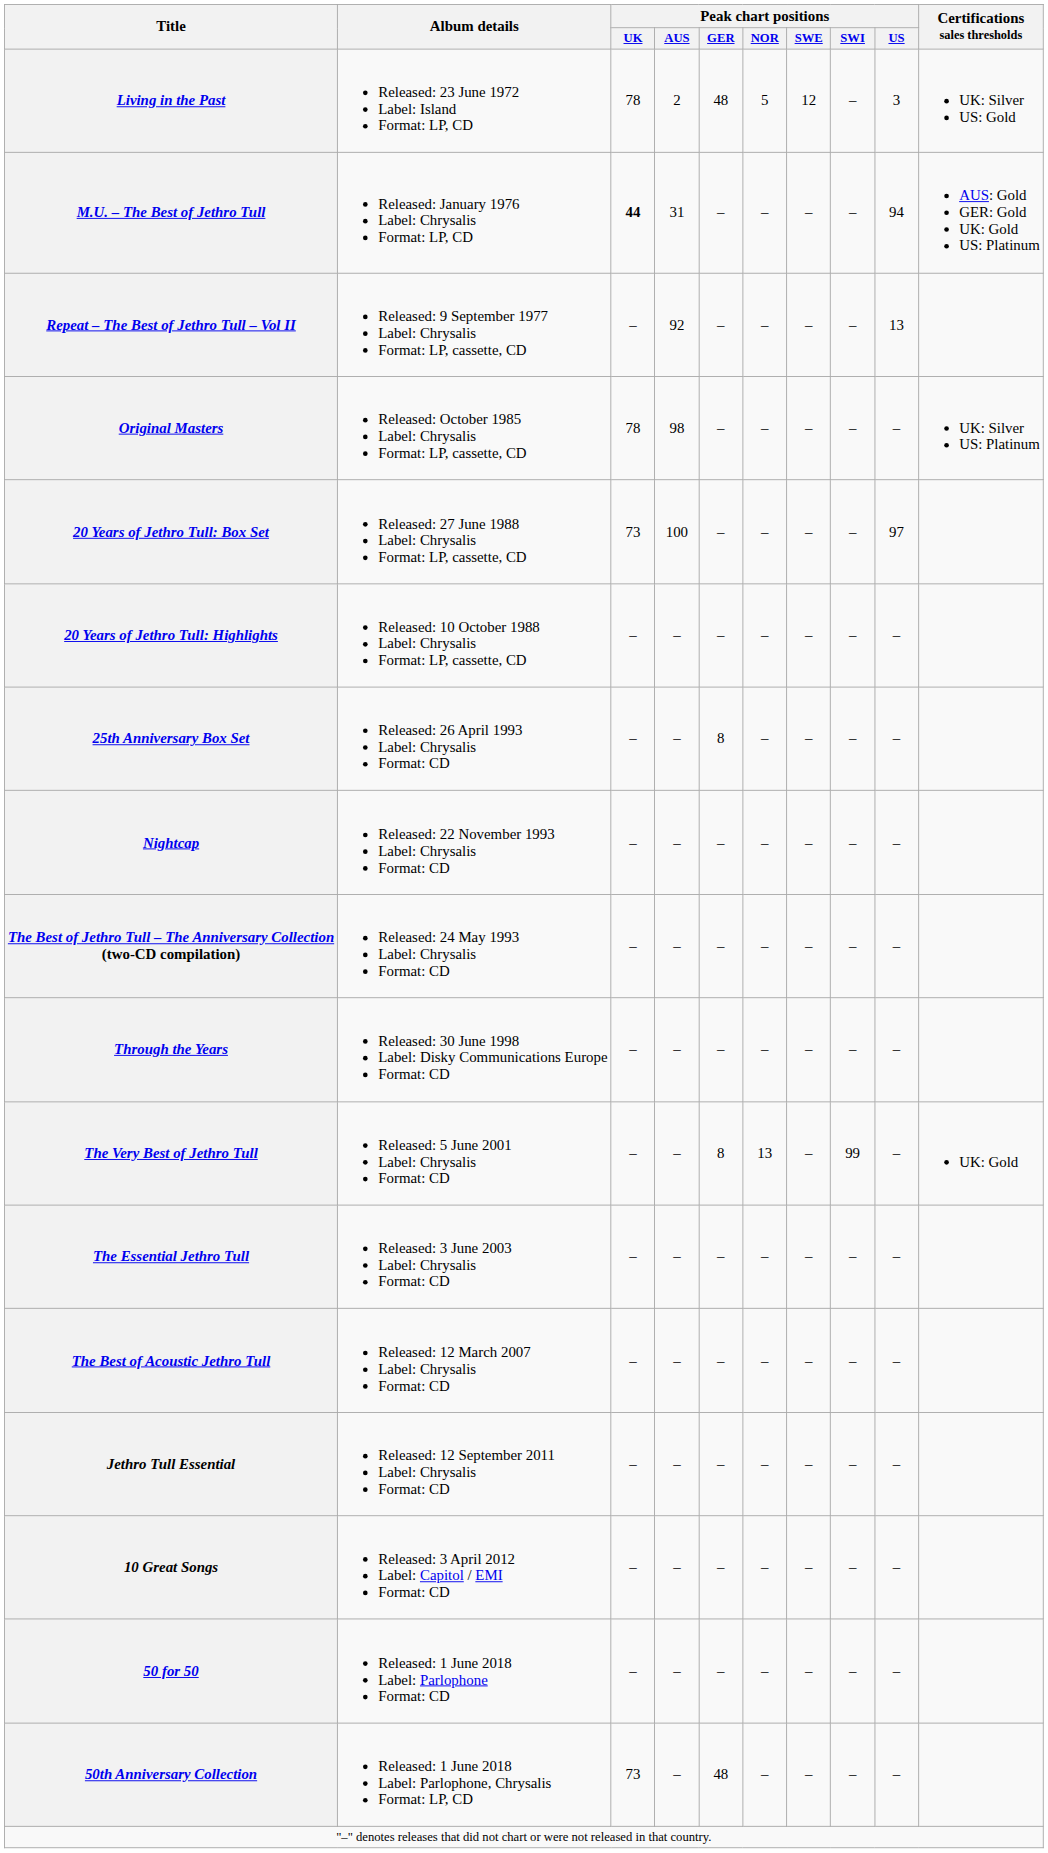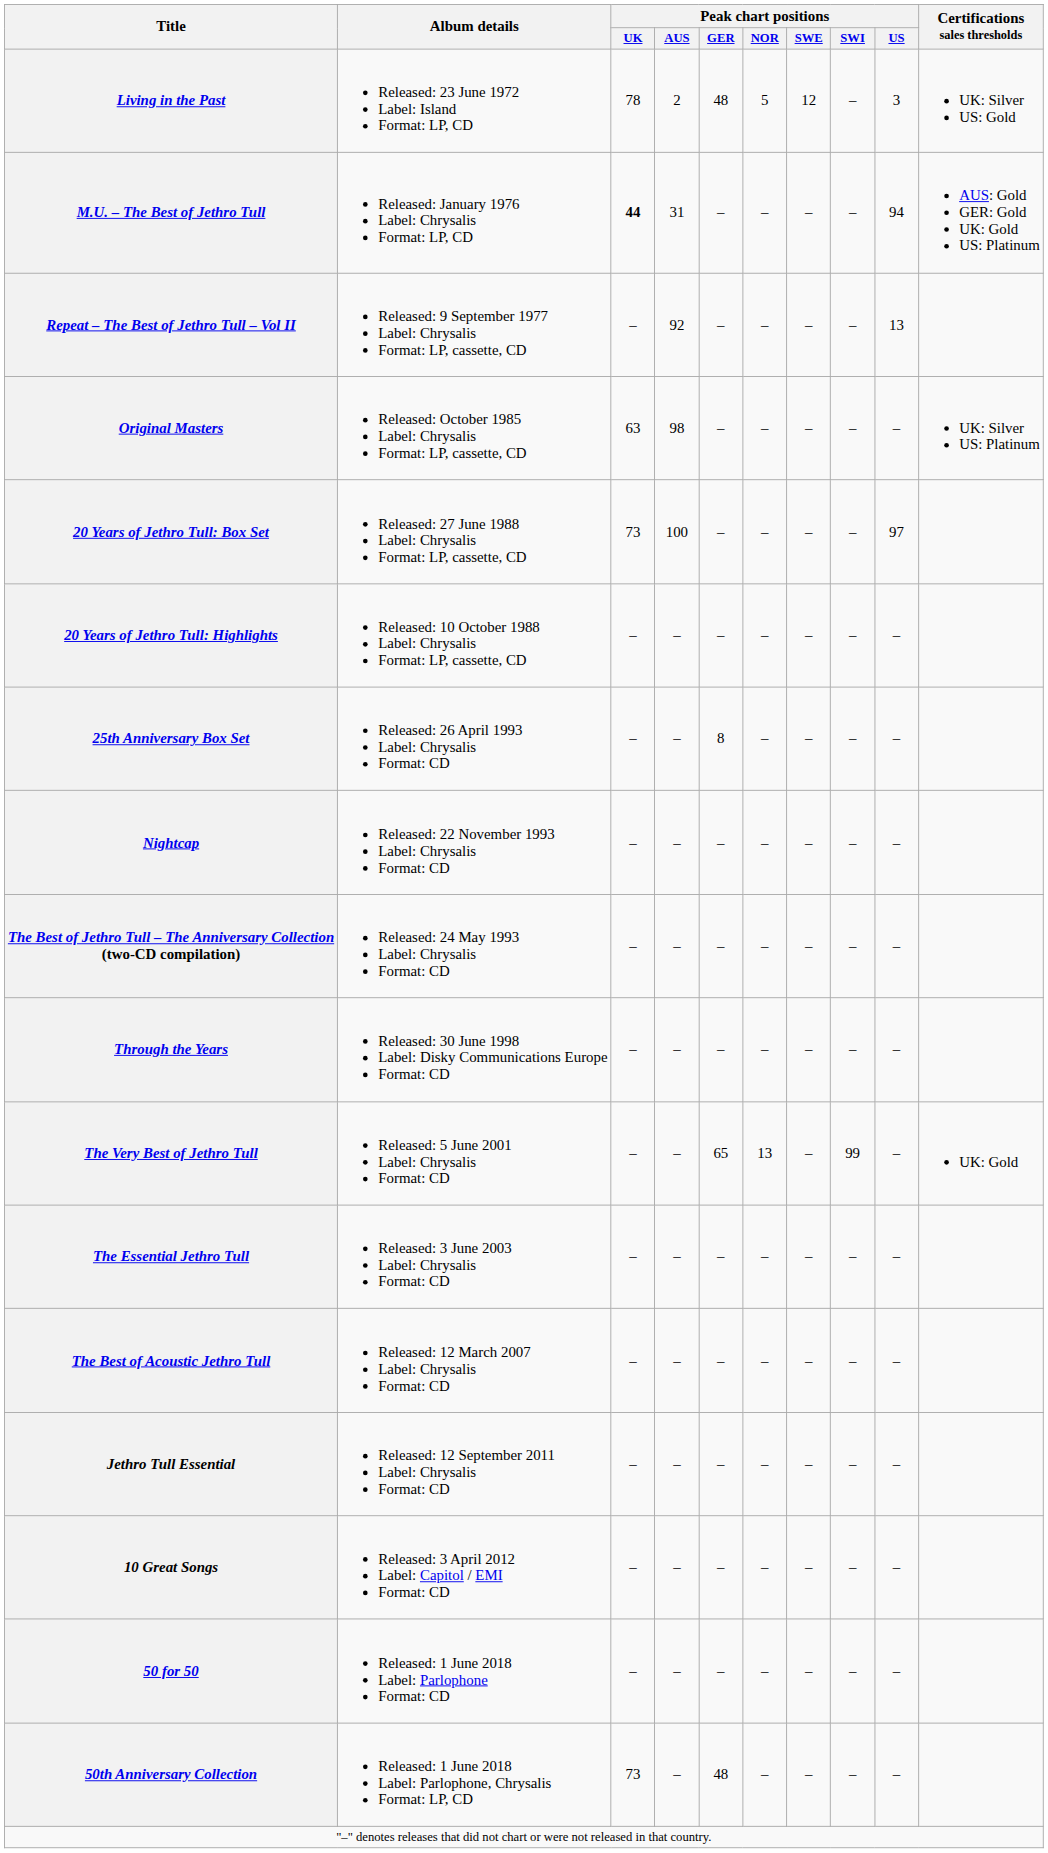(633, 428) 78 -> (633, 428) 63
(721, 1153) 8 -> (721, 1153) 65
